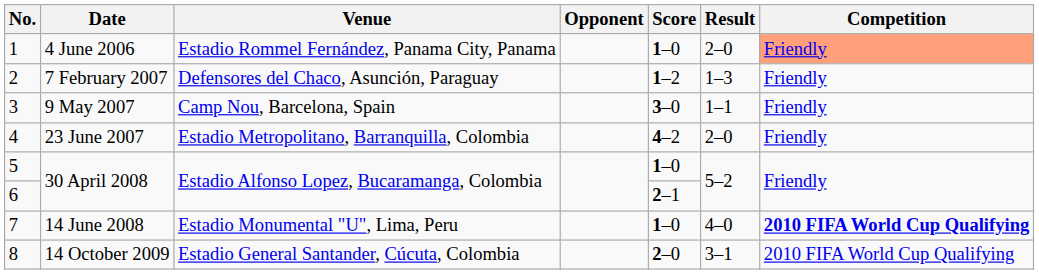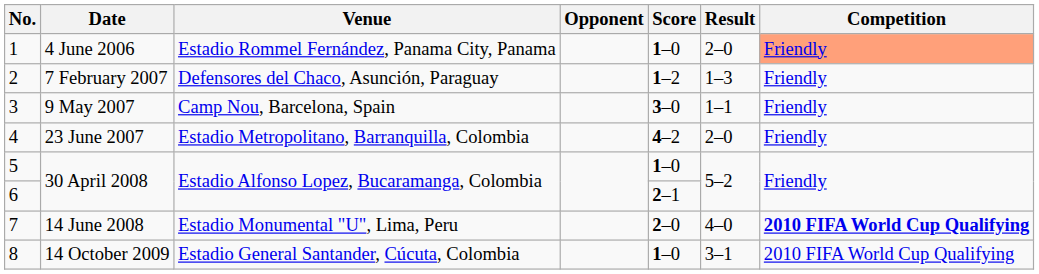(666, 225) 1–0 -> (666, 225) 2–0
(666, 254) 2–0 -> (666, 254) 1–0
